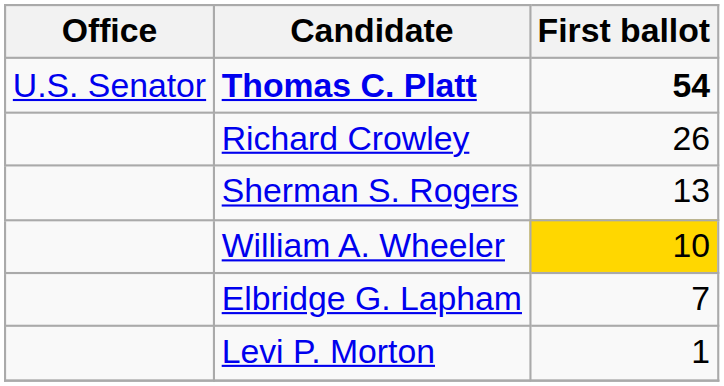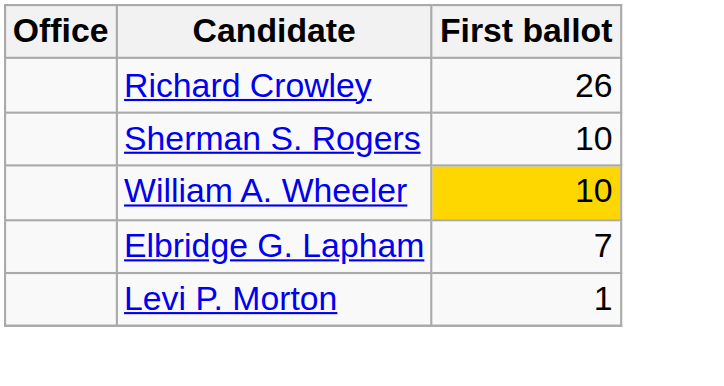- row: (349, 84)
(691, 191) 13 -> (594, 138) 10
